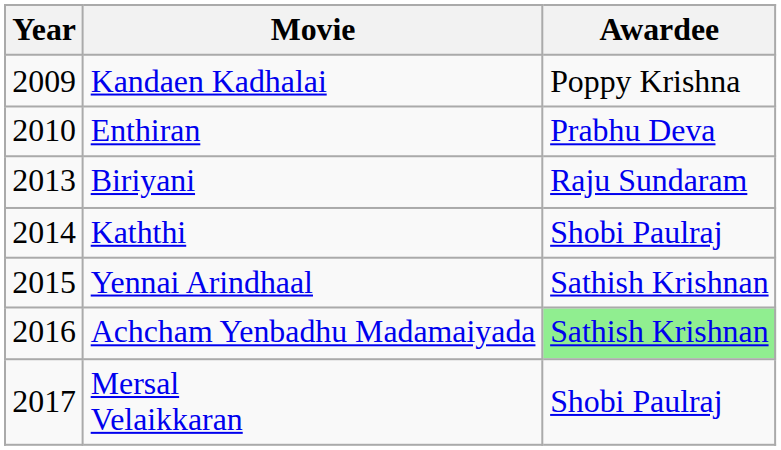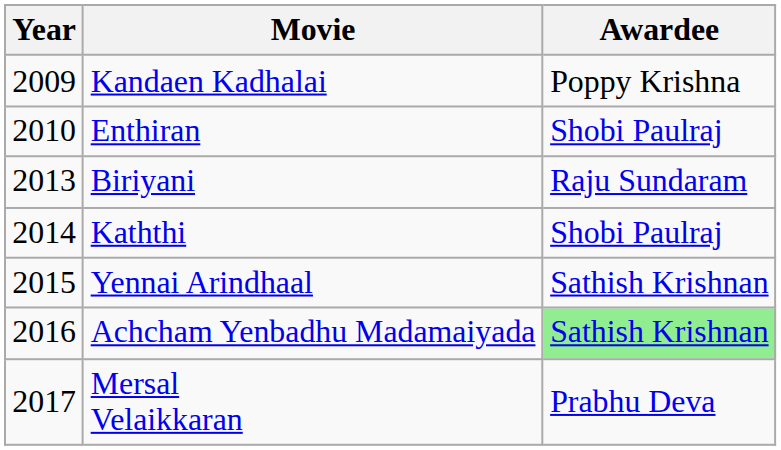(633, 130) Prabhu Deva -> (636, 130) Shobi Paulraj
(636, 401) Shobi Paulraj -> (633, 401) Prabhu Deva
